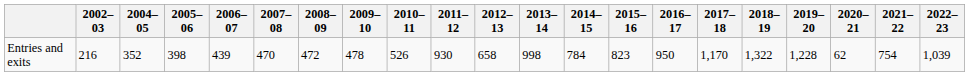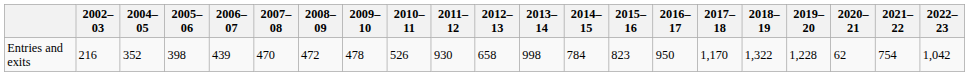(937, 54) 1,039 -> (937, 54) 1,042
